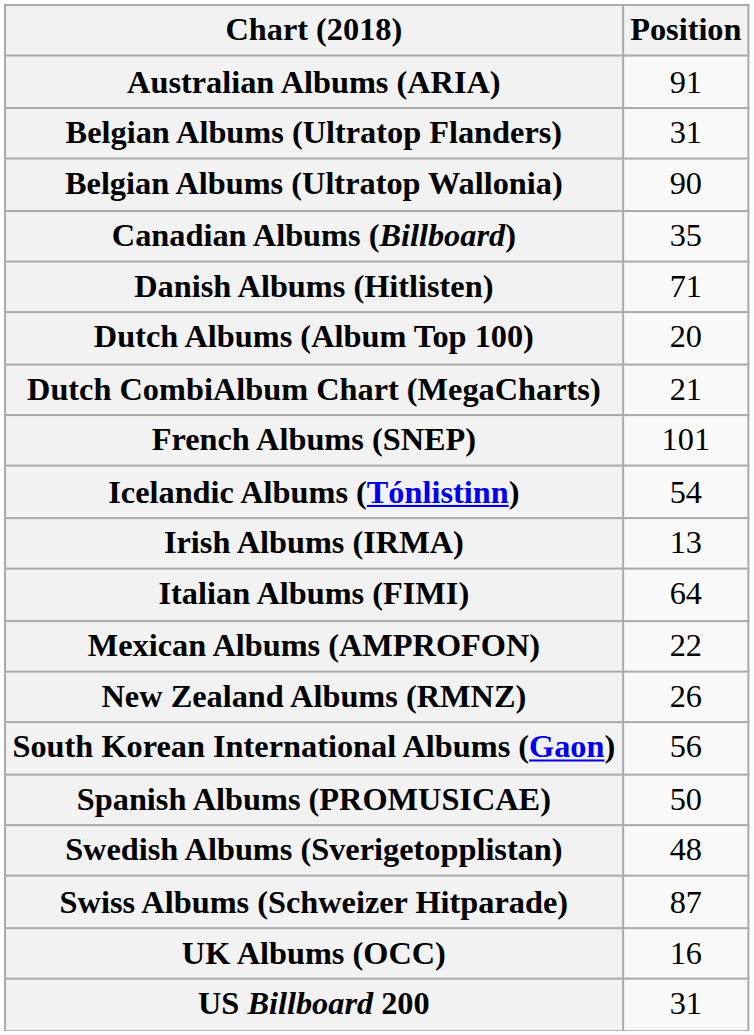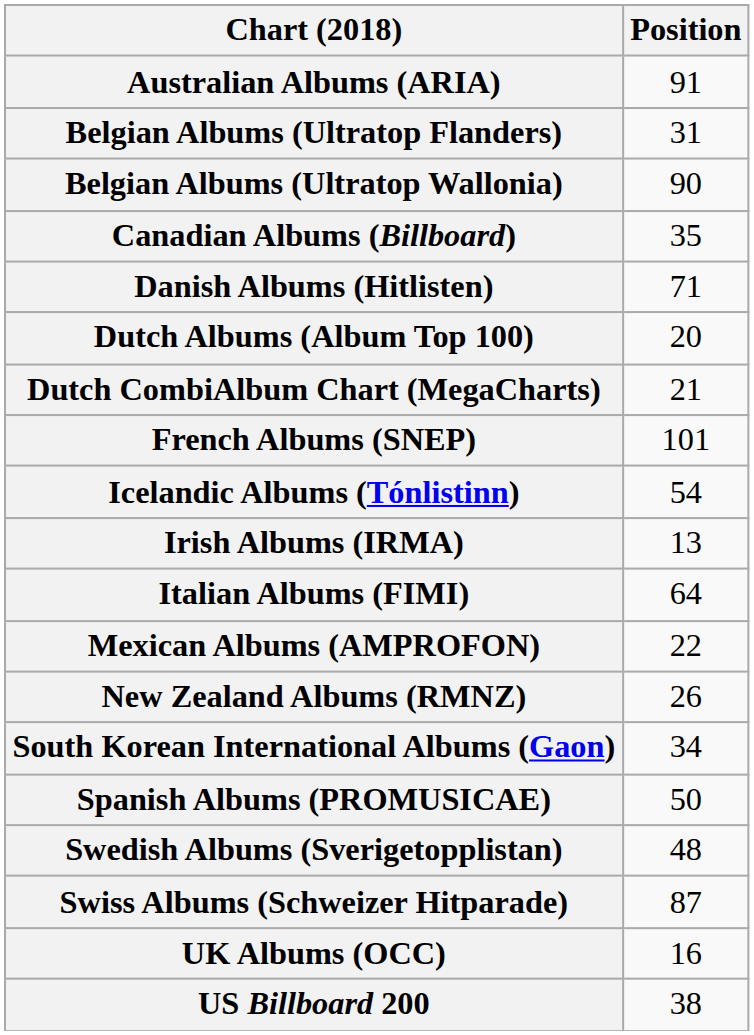(686, 747) 56 -> (686, 747) 34
(686, 1004) 31 -> (686, 1004) 38
